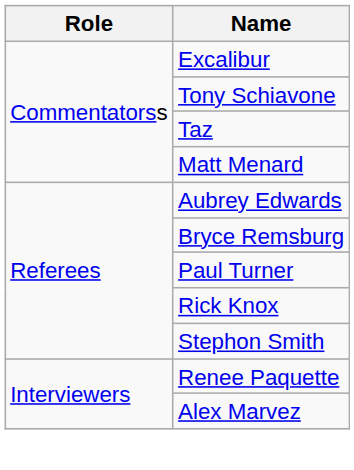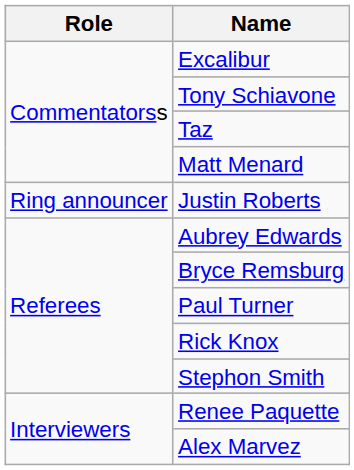+ row: (249, 200)
